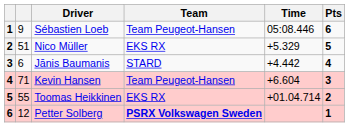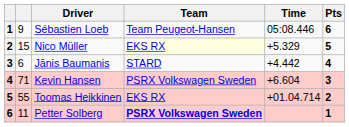(24, 47) 51 -> (24, 47) 15
(146, 47) no background -> (146, 47) lightyellow background
(181, 80) Team Peugeot-Hansen -> (191, 80) PSRX Volkswagen Sweden
(24, 114) 12 -> (23, 114) 11
